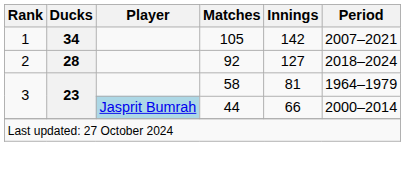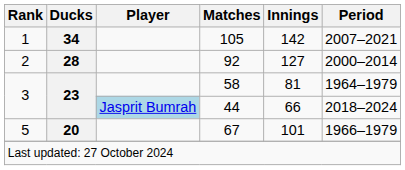(361, 61) 2018–2024 -> (361, 61) 2000–2014
(361, 107) 2000–2014 -> (361, 107) 2018–2024
+ row: (232, 130)
